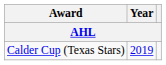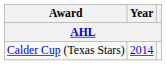(142, 50) 2019 -> (142, 50) 2014
